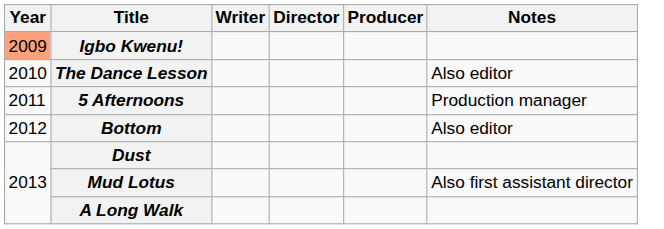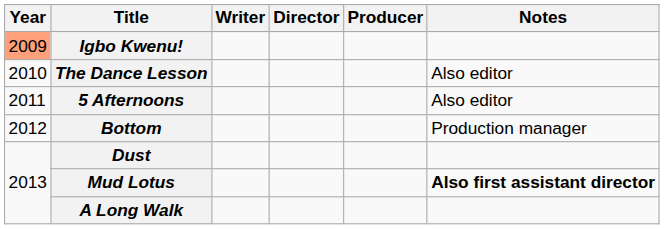(509, 100) Production manager -> (472, 100) Also editor
(472, 127) Also editor -> (509, 127) Production manager
(532, 182) normal -> (543, 182) bold
